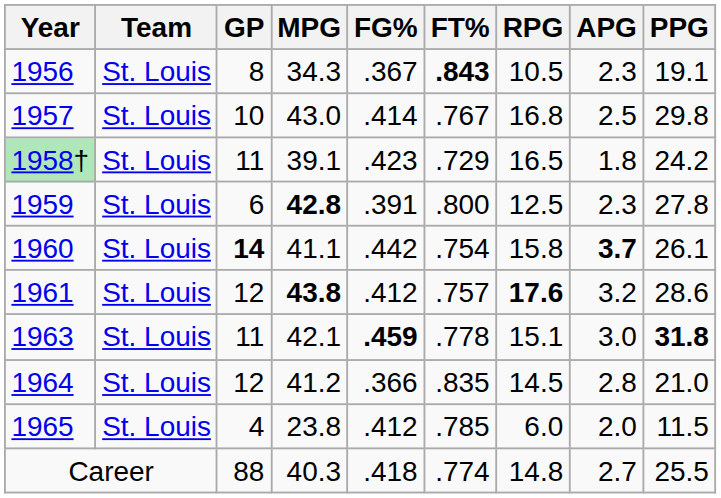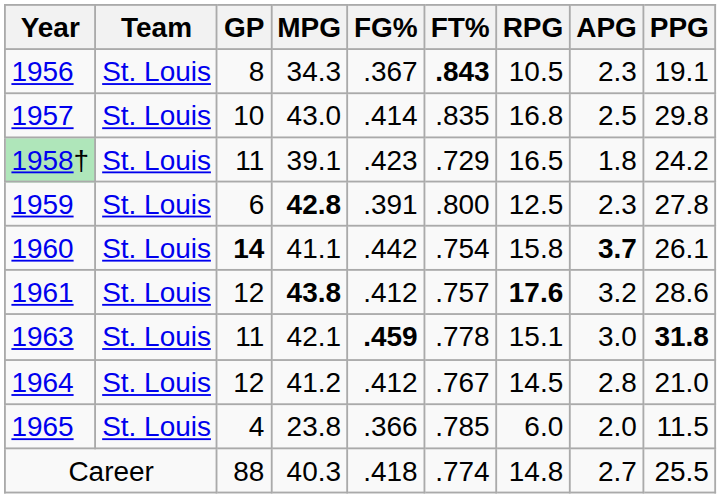(462, 116) .767 -> (462, 116) .835
(390, 381) .366 -> (390, 381) .412
(462, 381) .835 -> (462, 381) .767
(390, 426) .412 -> (390, 426) .366
